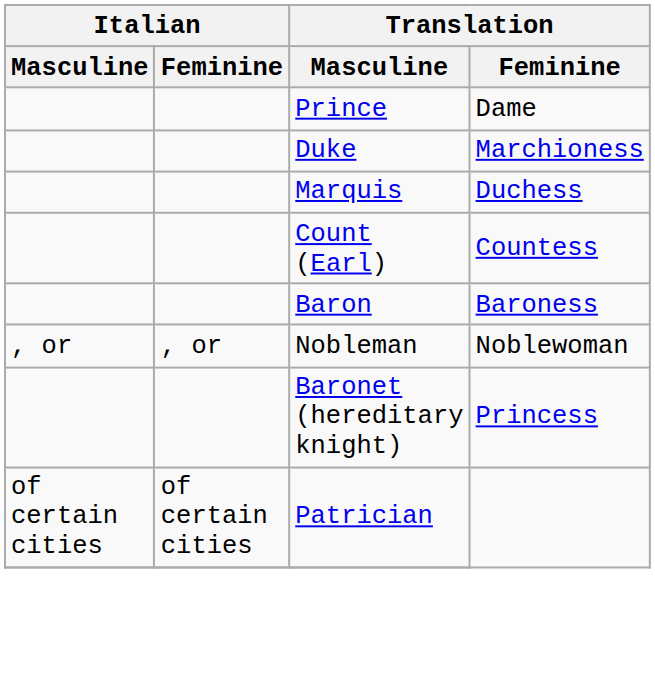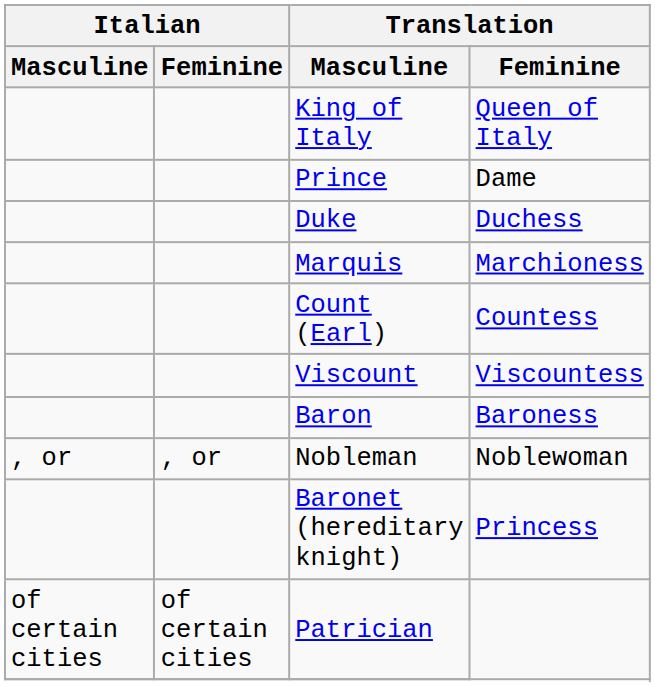+ row: (349, 123)
(560, 150) Marchioness -> (529, 221) Duchess
(529, 192) Duchess -> (560, 263) Marchioness
+ row: (356, 375)
